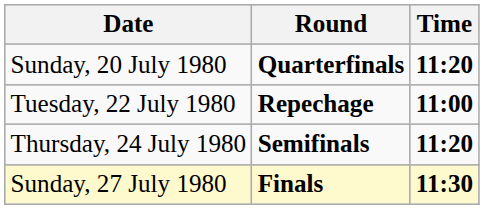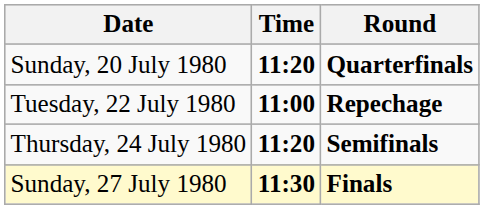columns swapped: (444, 24) <-> (331, 24)
